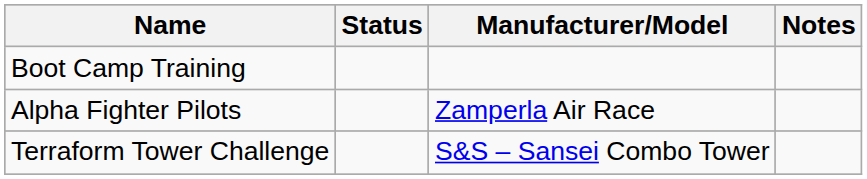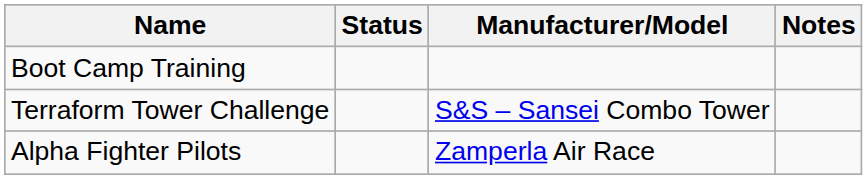rows swapped: (126, 109) <-> (170, 151)
